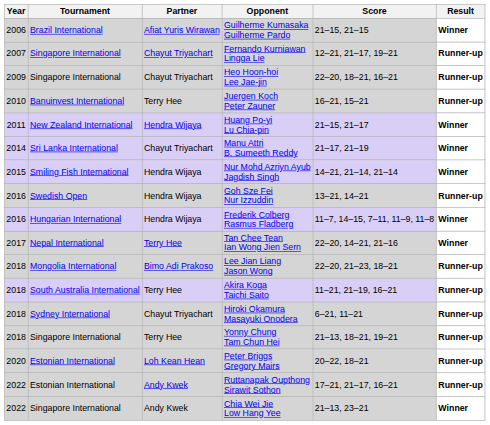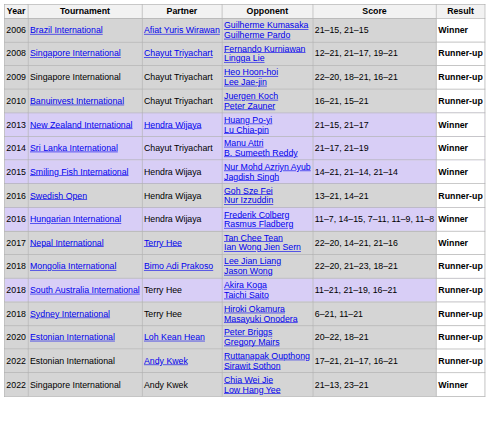(16, 54) 2007 -> (16, 54) 2008
(163, 101) Terry Hee -> (178, 101) Chayut Triyachart
(16, 125) 2011 -> (16, 125) 2013
(178, 314) Chayut Triyachart -> (163, 314) Terry Hee
- row: (252, 338)
